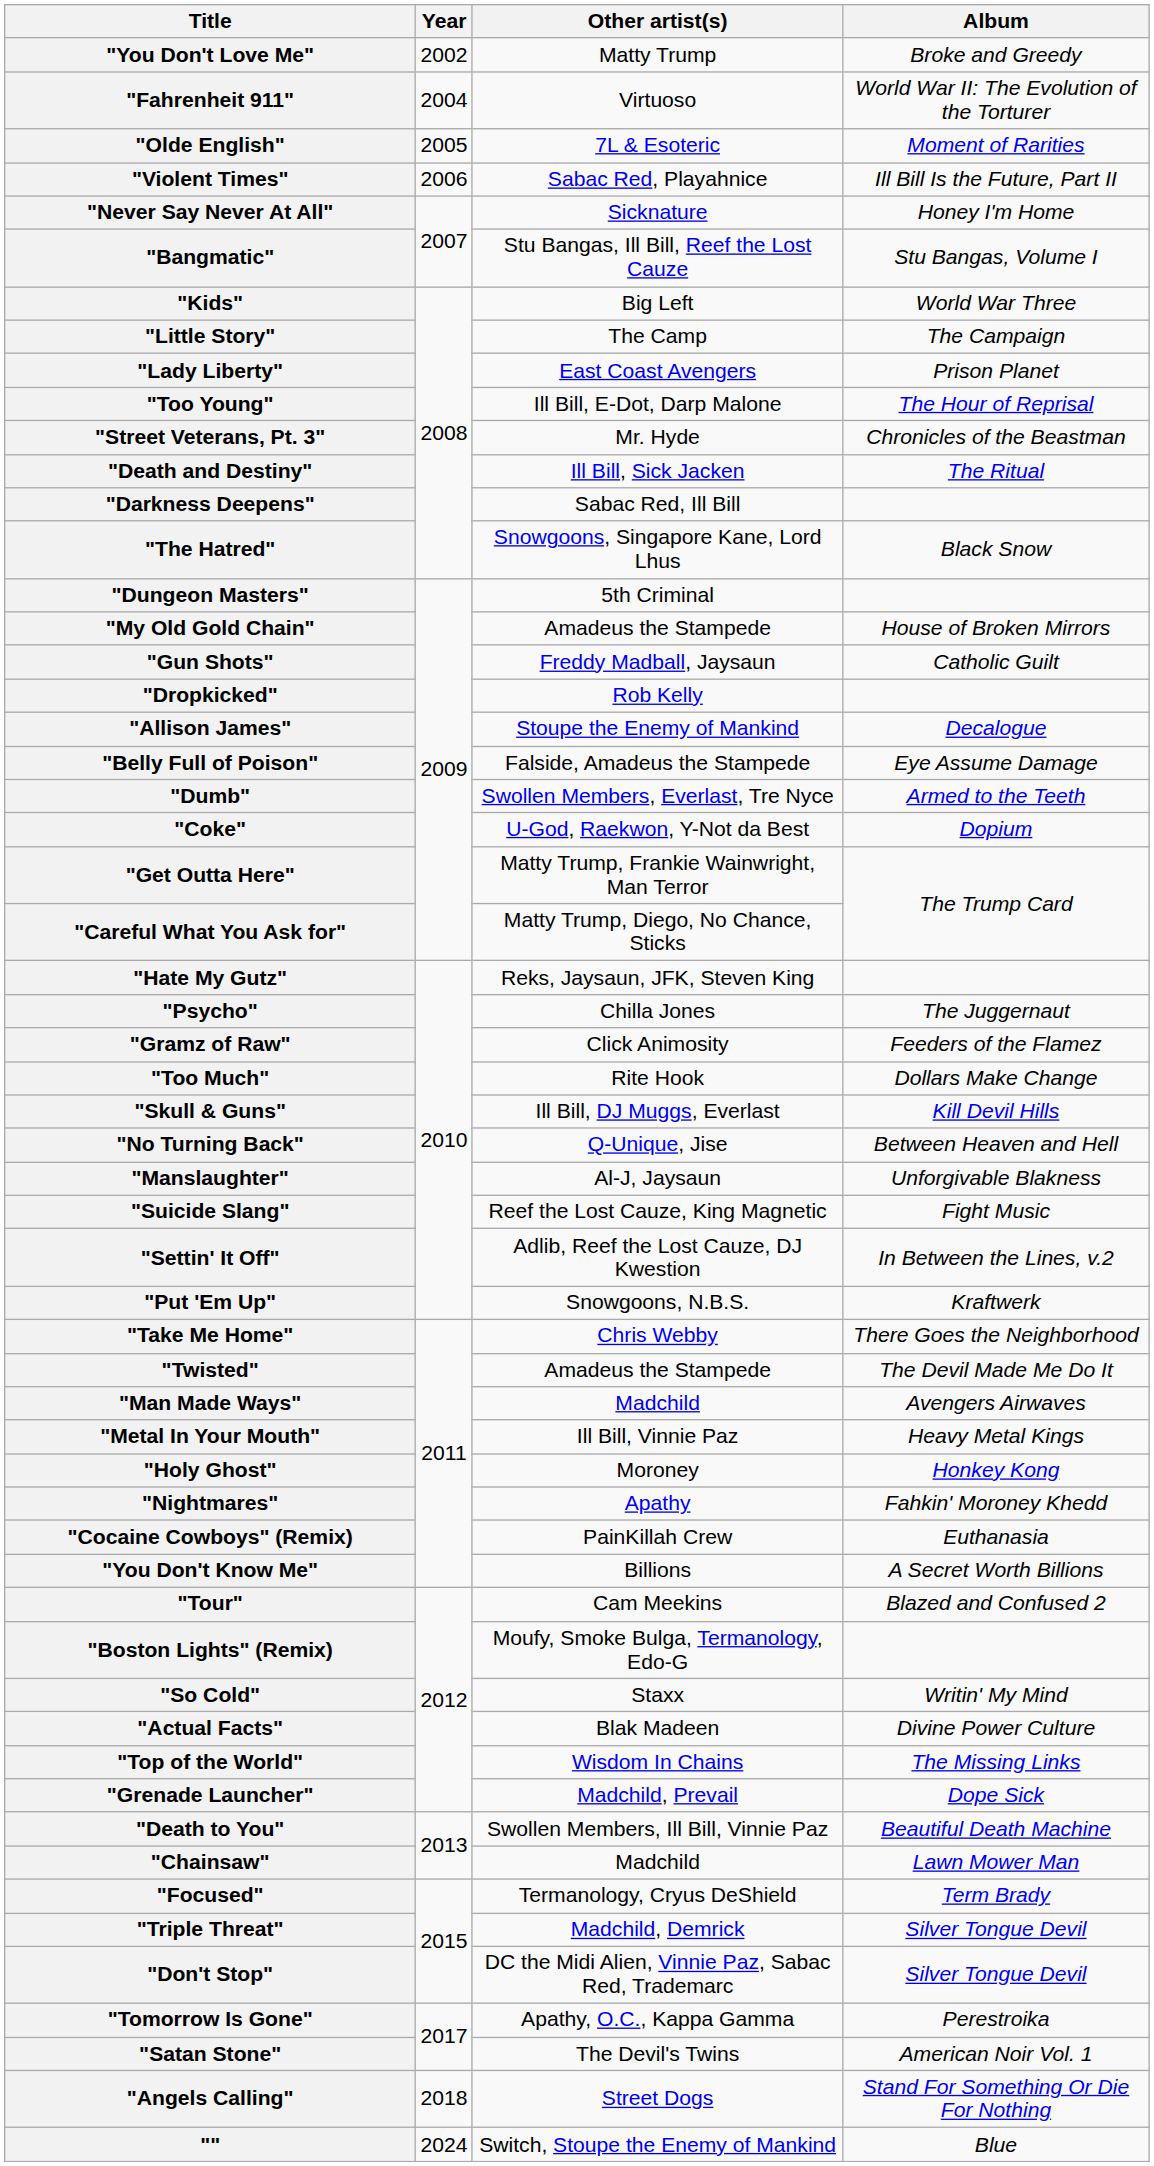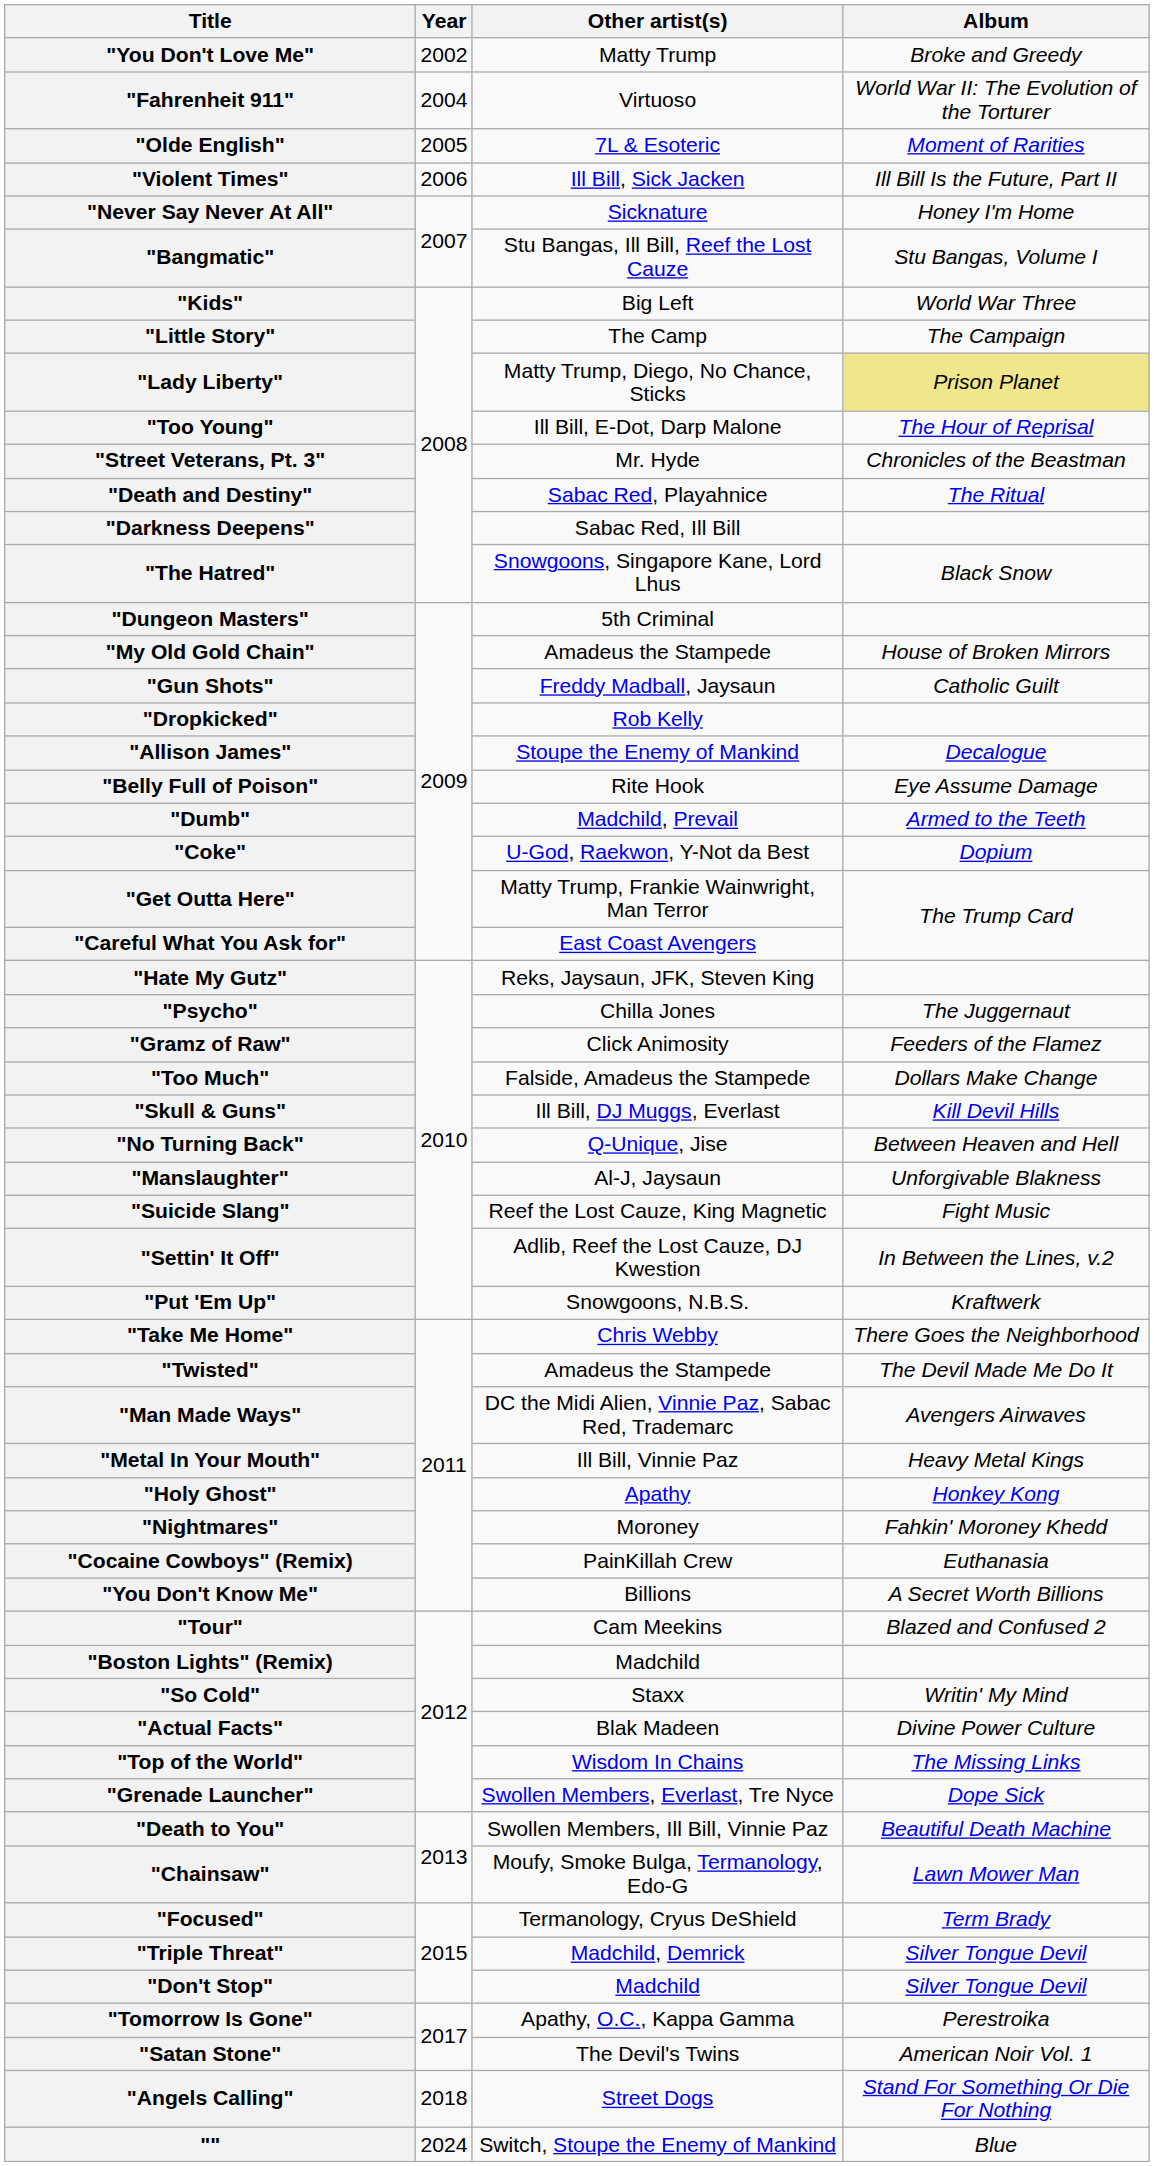(658, 178) Sabac Red, Playahnice -> (658, 178) Ill Bill, Sick Jacken
(658, 370) East Coast Avengers -> (658, 382) Matty Trump, Diego, No Chance, Sticks
(996, 370) no background -> (996, 382) khaki background
(658, 470) Ill Bill, Sick Jacken -> (658, 494) Sabac Red, Playahnice
(658, 762) Falside, Amadeus the Stampede -> (658, 786) Rite Hook
(658, 795) Swollen Members, Everlast, Tre Nyce -> (658, 819) Madchild, Prevail
(658, 932) Matty Trump, Diego, No Chance, Sticks -> (658, 943) East Coast Avengers
(658, 1077) Rite Hook -> (658, 1077) Falside, Amadeus the Stampede
(658, 1403) Madchild -> (658, 1415) DC the Midi Alien, Vinnie Paz, Sabac Red, Trademarc
(658, 1470) Moroney -> (658, 1493) Apathy
(658, 1503) Apathy -> (658, 1527) Moroney
(658, 1649) Moufy, Smoke Bulga, Termanology, Edo-G -> (658, 1661) Madchild
(658, 1795) Madchild, Prevail -> (658, 1795) Swollen Members, Everlast, Tre Nyce
(658, 1862) Madchild -> (658, 1874) Moufy, Smoke Bulga, Termanology, Edo-G
(658, 1974) DC the Midi Alien, Vinnie Paz, Sabac Red, Trademarc -> (658, 1986) Madchild
